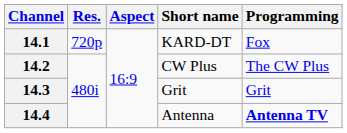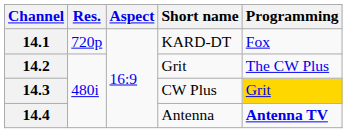(189, 66) CW Plus -> (174, 66) Grit
(174, 90) Grit -> (189, 90) CW Plus
(258, 90) no background -> (258, 90) gold background
